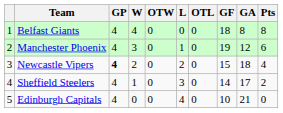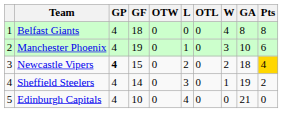columns swapped: (137, 13) <-> (227, 13)
(245, 47) 12 -> (245, 47) 10
(264, 64) no background -> (264, 64) gold background
(245, 82) 17 -> (245, 82) 19
